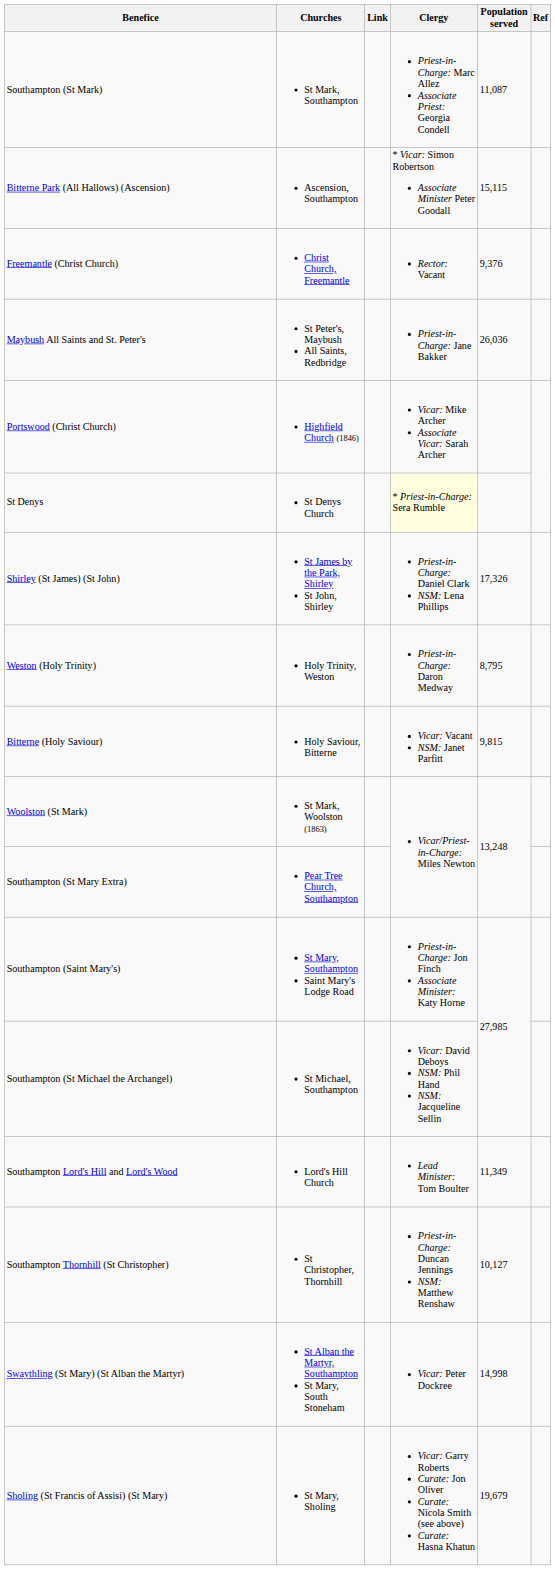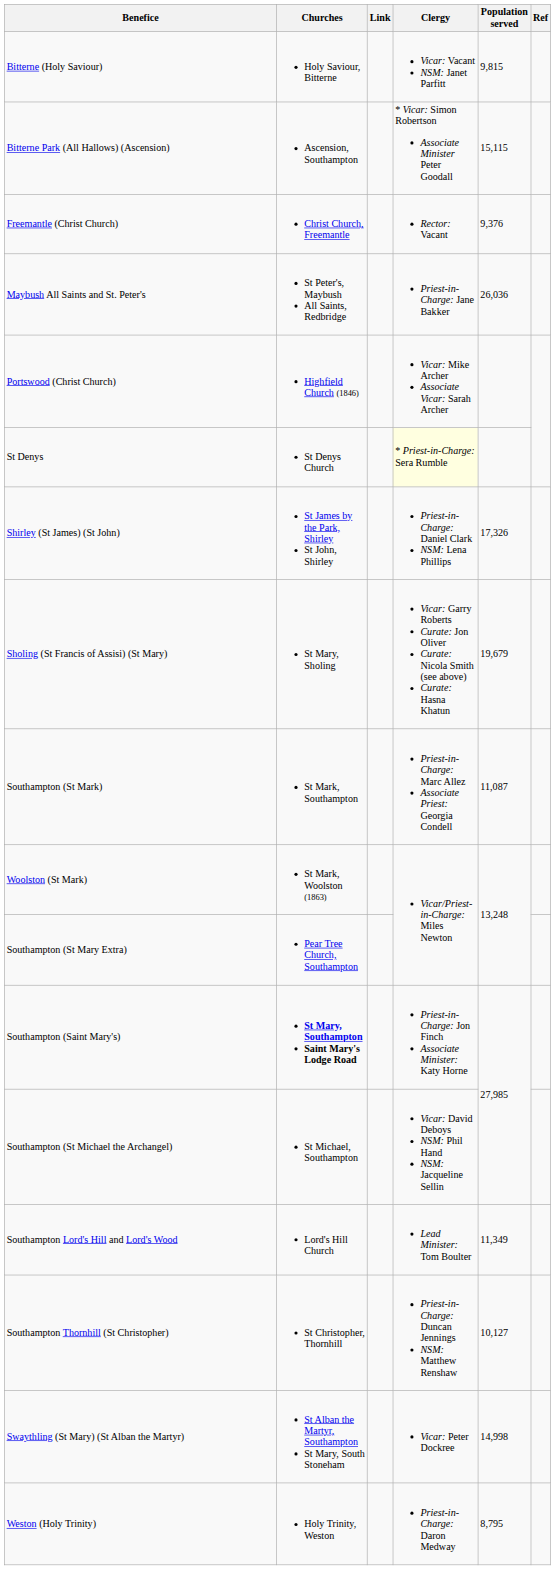rows swapped: (55, 741) <-> (55, 89)
rows swapped: (87, 1495) <-> (51, 665)
(321, 975) normal -> (322, 1043) bold
